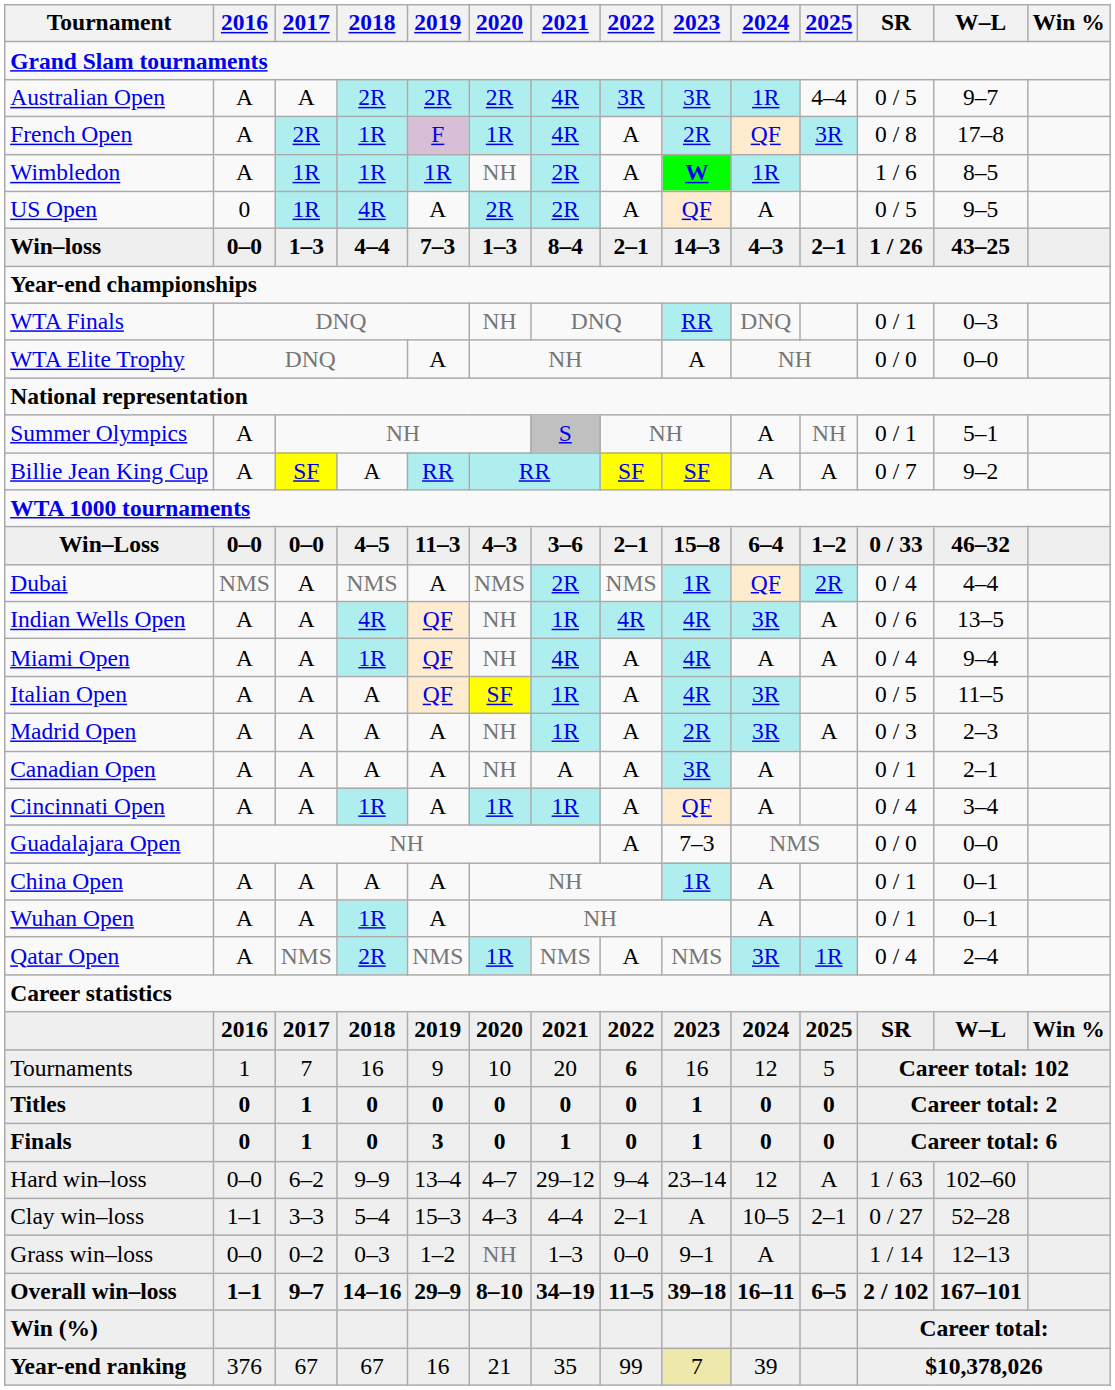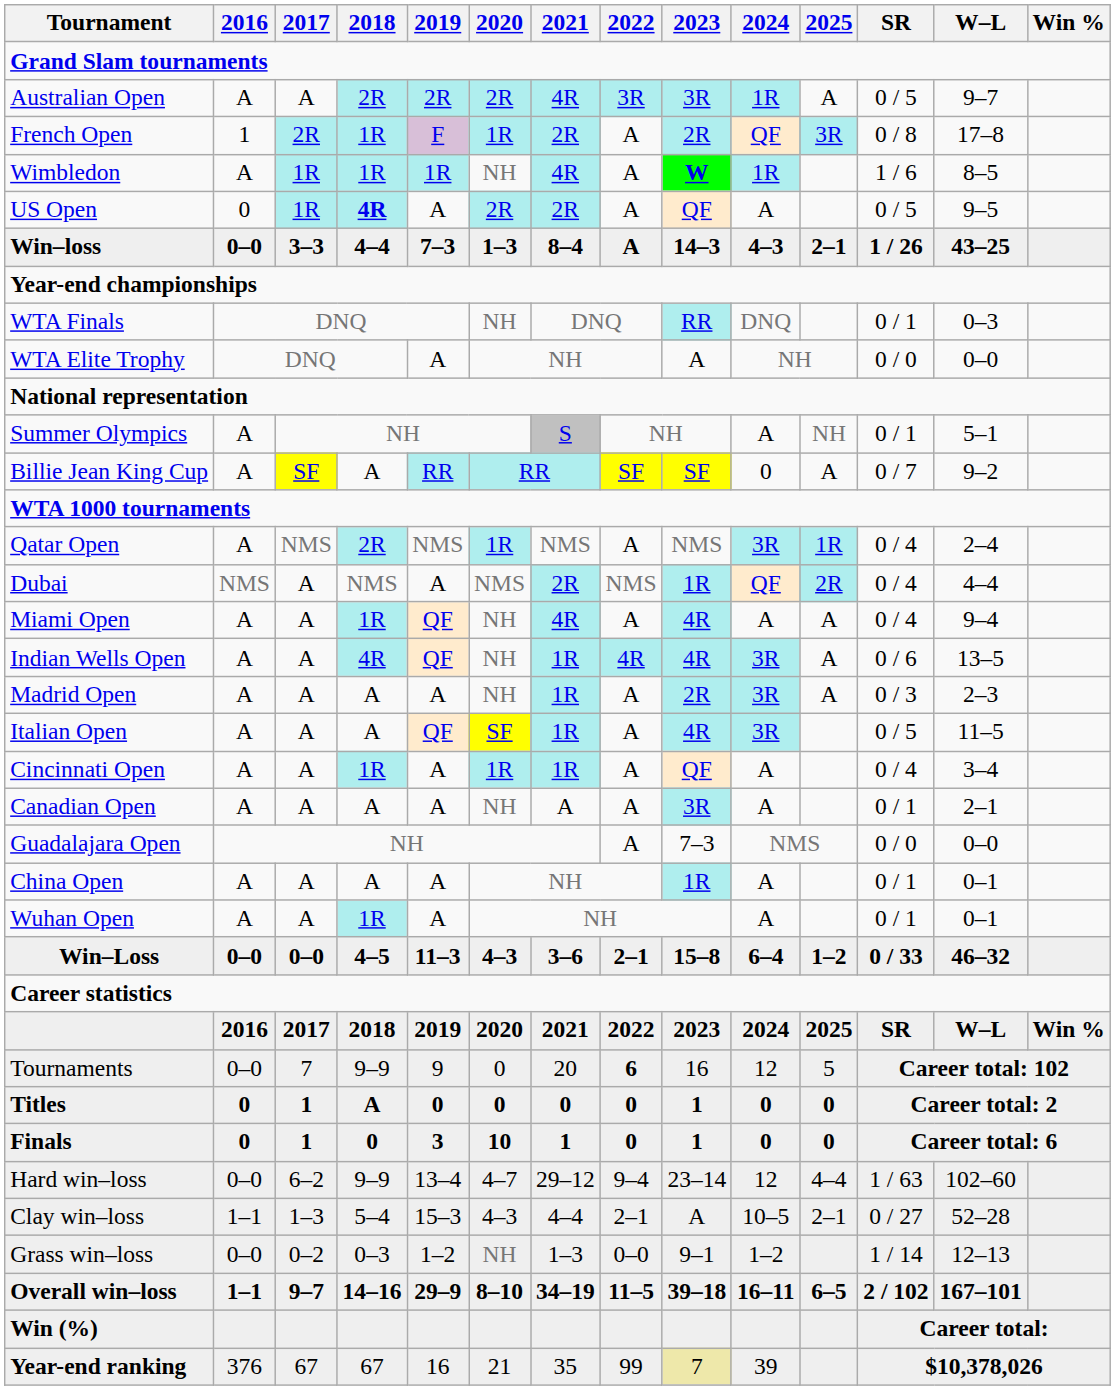(829, 97) 4–4 -> (829, 97) A
(244, 135) A -> (244, 135) 1
(565, 135) 4R -> (565, 135) 2R
(565, 172) 2R -> (565, 172) 4R
(372, 209) normal -> (372, 209) bold
(306, 246) 1–3 -> (306, 246) 3–3
(631, 246) 2–1 -> (631, 246) A
(766, 470) A -> (766, 470) 0
rows swapped: (65, 955) <-> (109, 545)
rows swapped: (98, 619) <-> (70, 657)
rows swapped: (73, 731) <-> (69, 694)
rows swapped: (83, 769) <-> (88, 806)
(244, 1067) 1 -> (244, 1067) 0–0
(372, 1067) 16 -> (372, 1067) 9–9
(500, 1067) 10 -> (500, 1067) 0
(372, 1104) 0 -> (372, 1104) A
(500, 1142) 0 -> (500, 1142) 10
(829, 1179) A -> (829, 1179) 4–4
(306, 1216) 3–3 -> (306, 1216) 1–3
(766, 1254) A -> (766, 1254) 1–2
